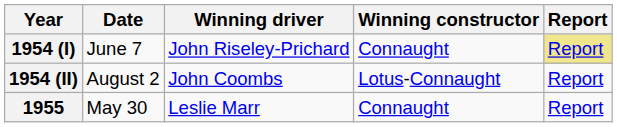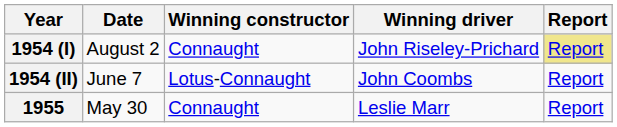columns swapped: (259, 19) <-> (449, 19)
(114, 49) June 7 -> (123, 49) August 2
(123, 78) August 2 -> (114, 78) June 7
